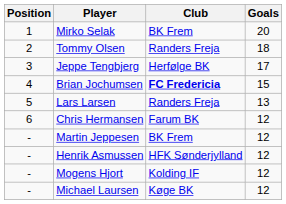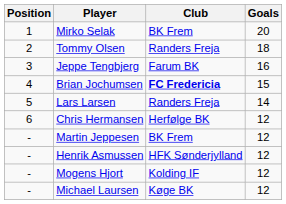(179, 66) Herfølge BK -> (174, 66) Farum BK
(263, 66) 17 -> (263, 66) 16
(263, 102) 13 -> (263, 102) 14
(174, 119) Farum BK -> (179, 119) Herfølge BK
